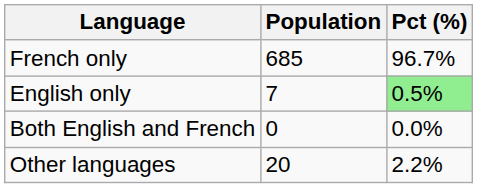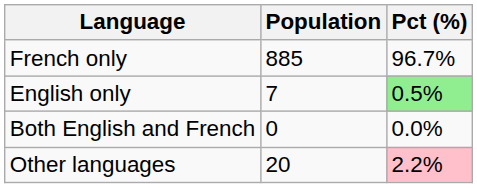(284, 57) 685 -> (284, 57) 885
(417, 164) no background -> (417, 164) pink background
